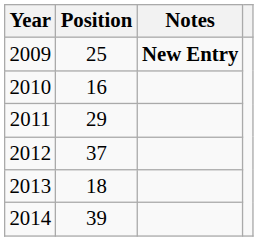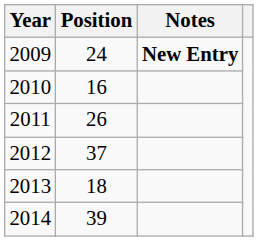(96, 53) 25 -> (96, 53) 24
(96, 119) 29 -> (96, 119) 26
